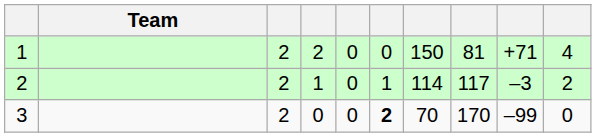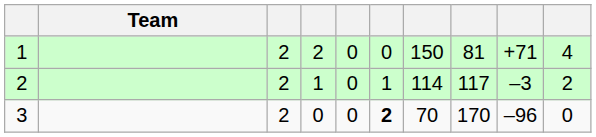(520, 115) –99 -> (520, 115) –96
